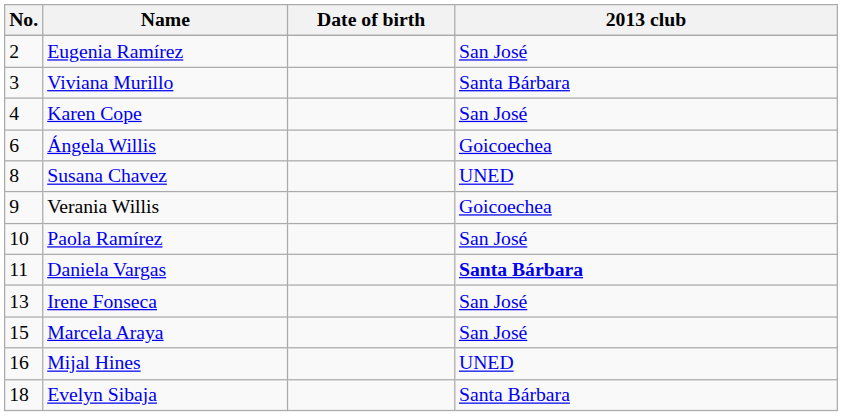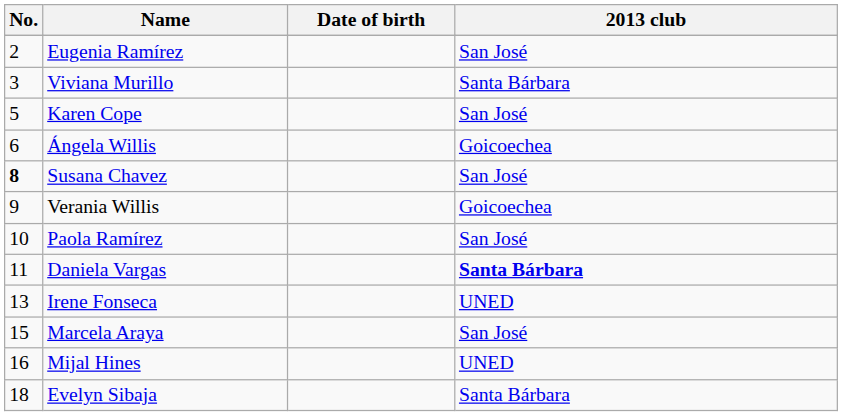(14, 113) 4 -> (14, 113) 5
(14, 176) normal -> (14, 176) bold
(486, 176) UNED -> (493, 176) San José
(493, 301) San José -> (486, 301) UNED
